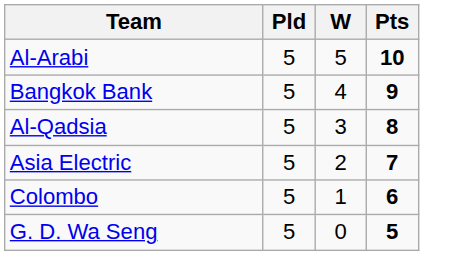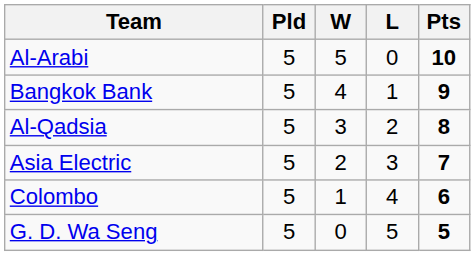+ column: (392, 22)
